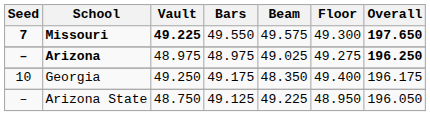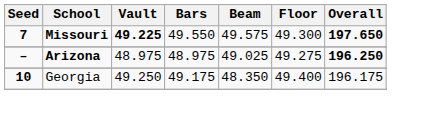(23, 79) normal -> (23, 79) bold
- row: (96, 100)
